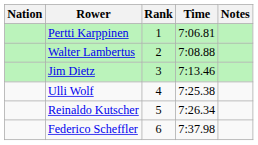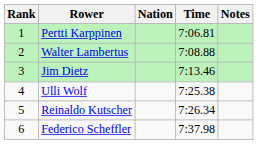columns swapped: (159, 14) <-> (25, 14)
